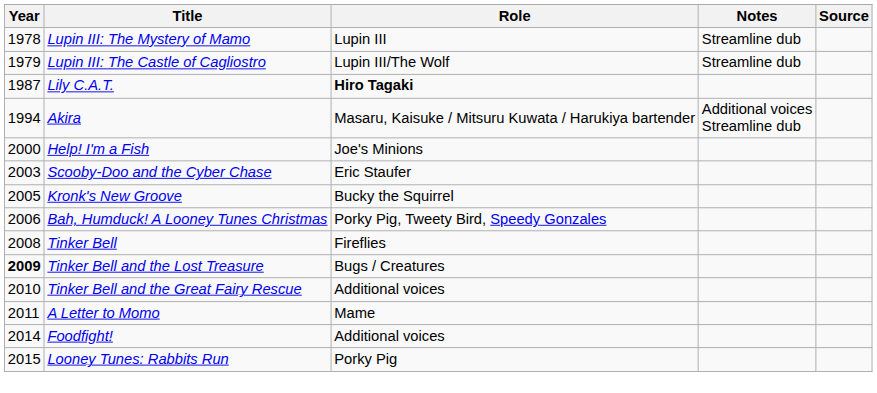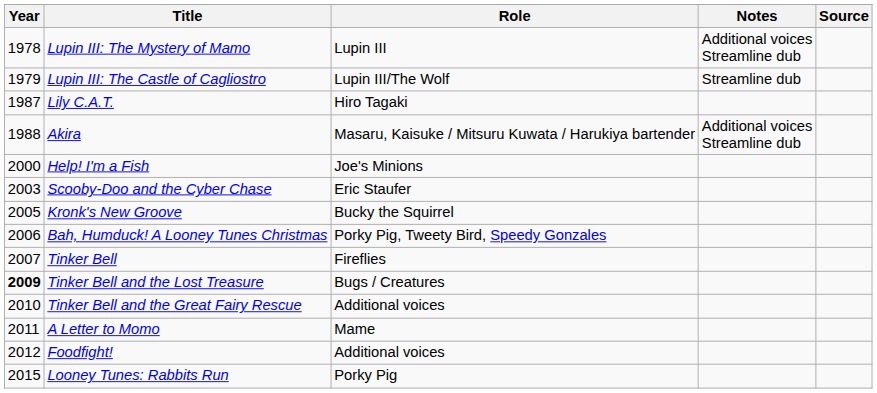(751, 39) Streamline dub -> (757, 47) Additional voices Streamline dub
(374, 86) bold -> (371, 102) normal
(24, 117) 1994 -> (24, 134) 1988
(24, 242) 2008 -> (24, 259) 2007
(24, 336) 2014 -> (24, 352) 2012
